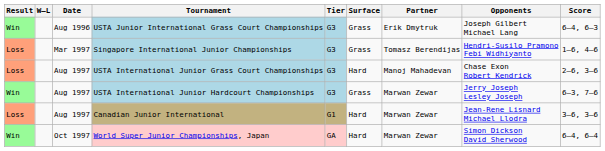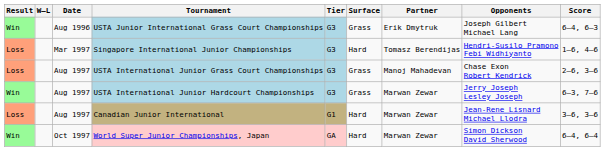(360, 49) Grass -> (358, 49) Hard
(358, 70) Hard -> (360, 70) Grass
